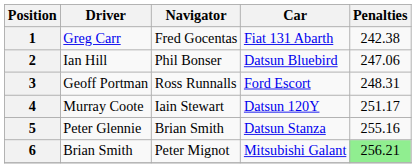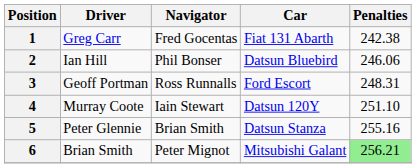(380, 60) 247.06 -> (380, 60) 246.06
(380, 106) 251.17 -> (380, 106) 251.10
